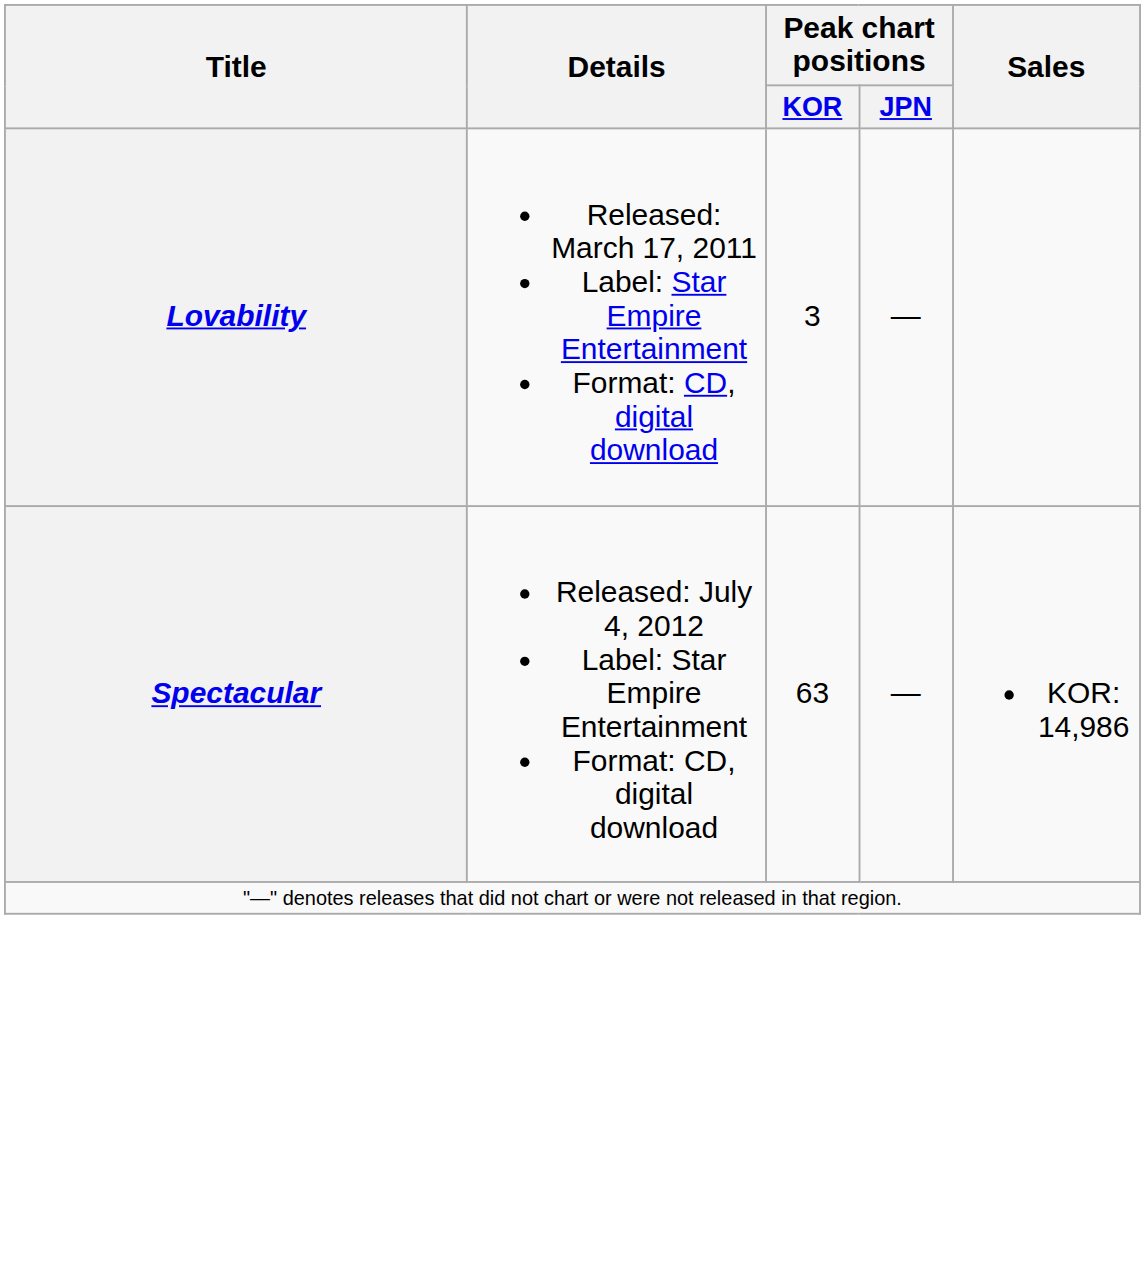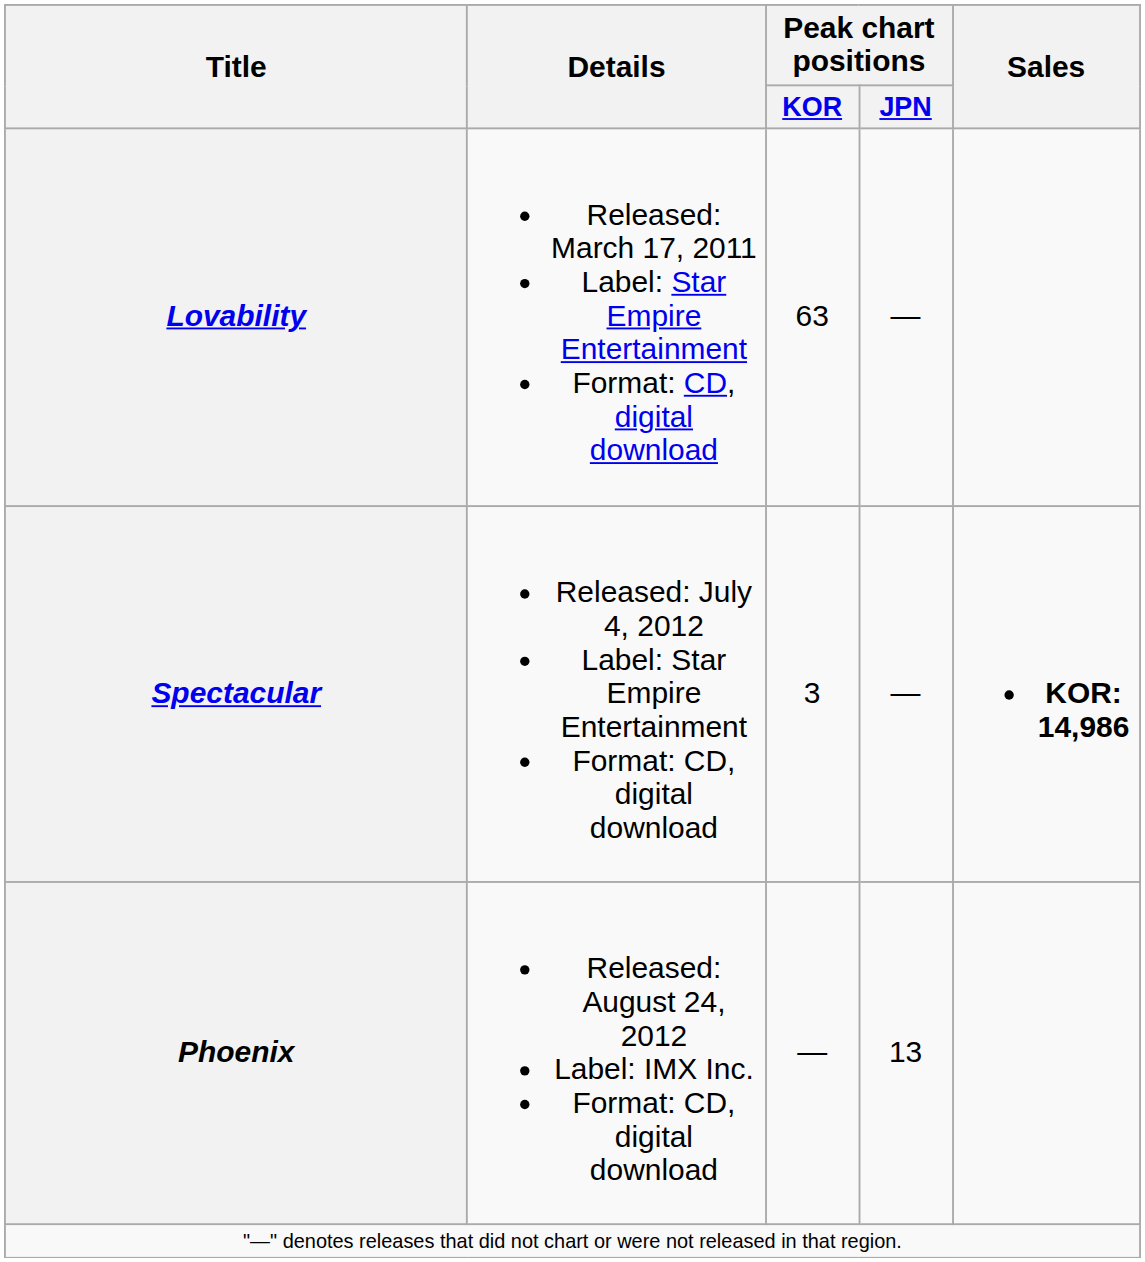(812, 316) 3 -> (812, 316) 63
(812, 693) 63 -> (812, 693) 3
(1046, 710) normal -> (1046, 710) bold
+ row: (236, 1052)
